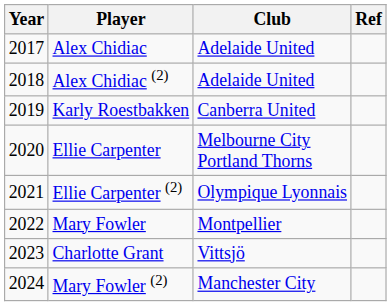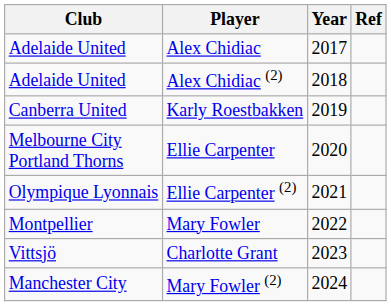columns swapped: (26, 19) <-> (272, 19)
